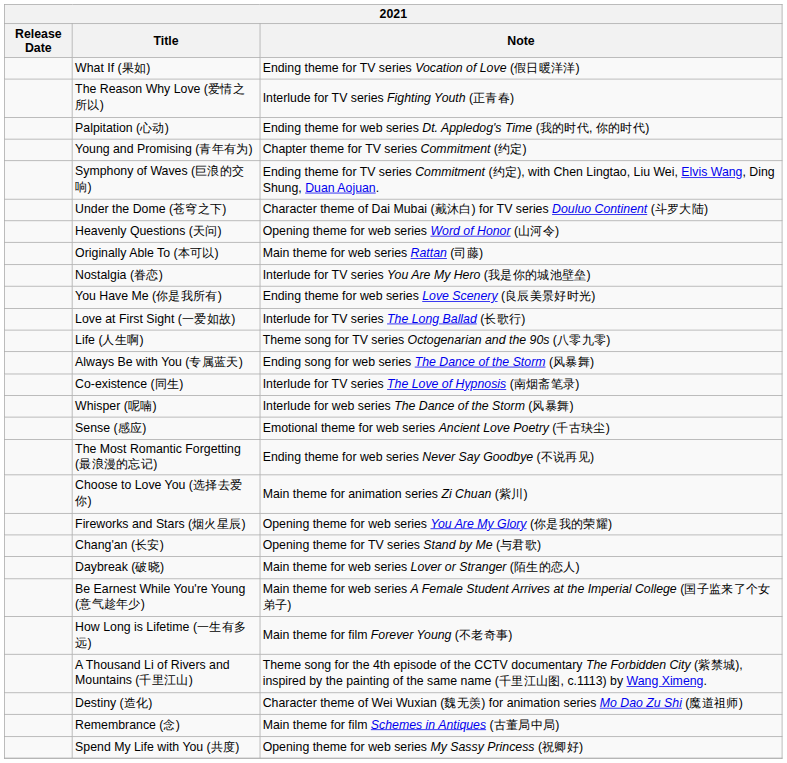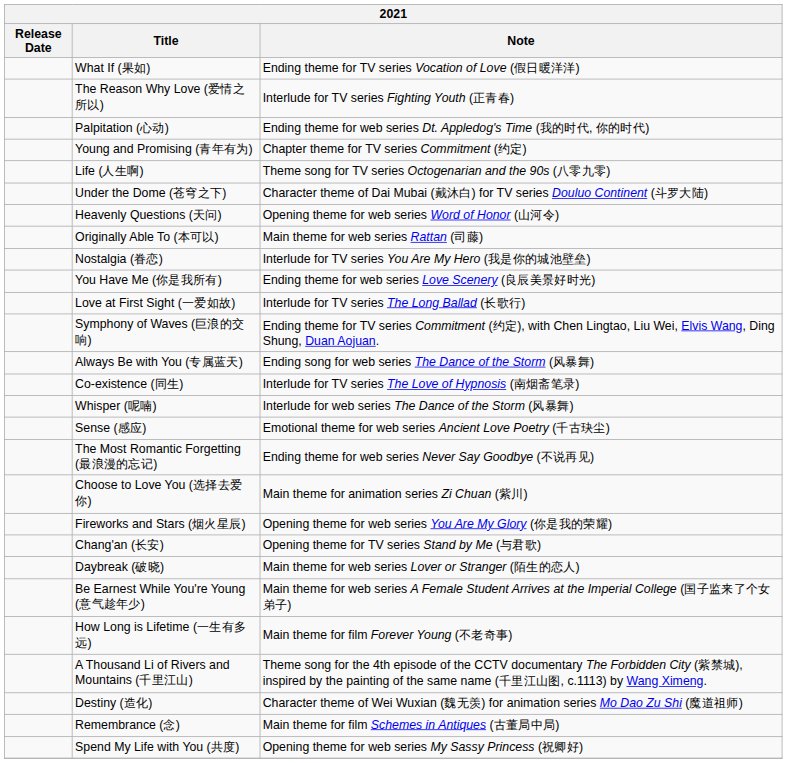rows swapped: (160, 179) <-> (109, 340)
